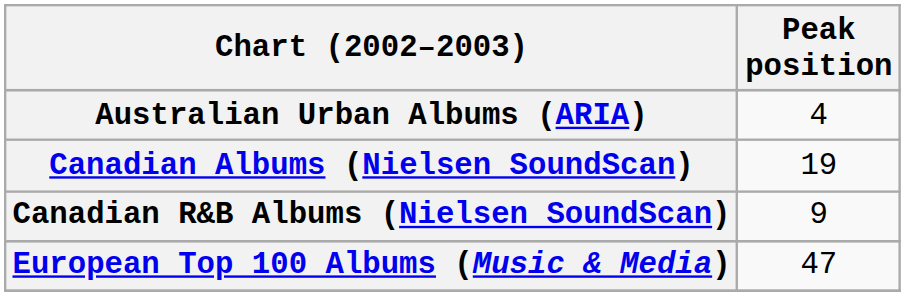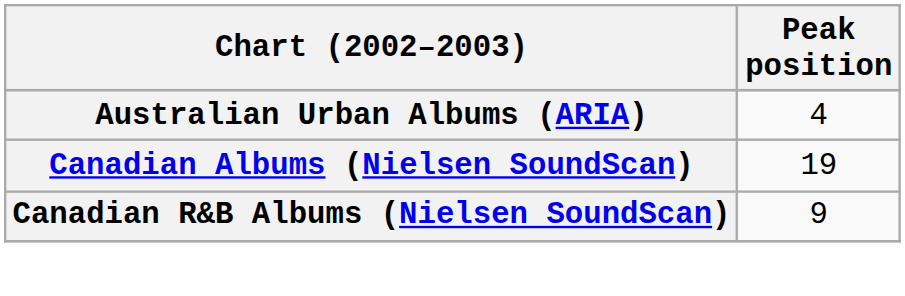- row: (372, 266)
